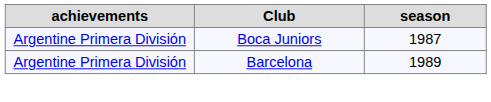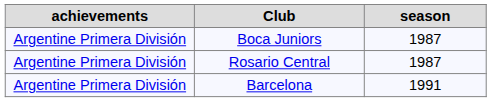+ row: (279, 62)
(425, 62) 1989 -> (425, 85) 1991
